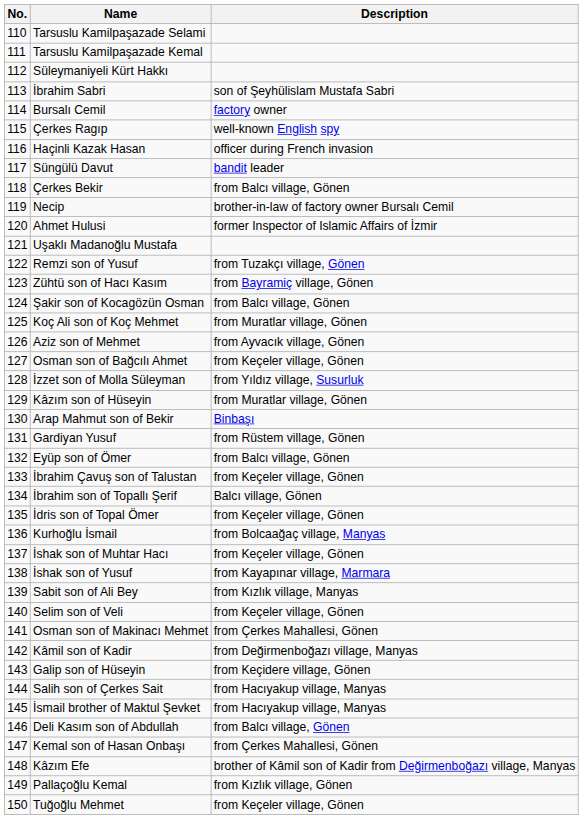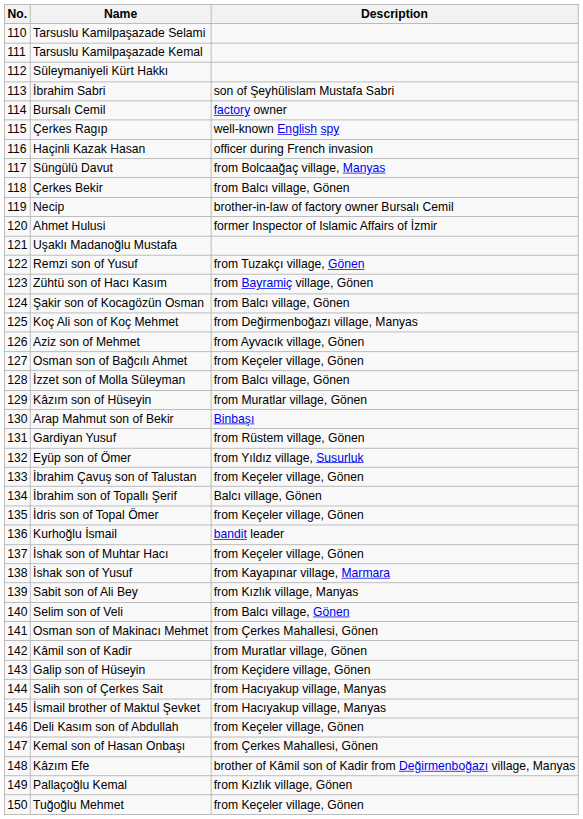(249, 168) bandit leader -> (300, 168) from Bolcaağaç village, Manyas
(290, 322) from Muratlar village, Gönen -> (316, 322) from Değirmenboğazı village, Manyas
(289, 380) from Yıldız village, Susurluk -> (282, 380) from Balcı village, Gönen
(282, 457) from Balcı village, Gönen -> (289, 457) from Yıldız village, Susurluk
(300, 534) from Bolcaağaç village, Manyas -> (249, 534) bandit leader
(289, 611) from Keçeler village, Gönen -> (282, 611) from Balcı village, Gönen
(316, 650) from Değirmenboğazı village, Manyas -> (290, 650) from Muratlar village, Gönen
(282, 727) from Balcı village, Gönen -> (289, 727) from Keçeler village, Gönen
